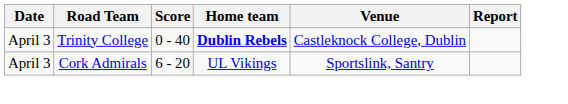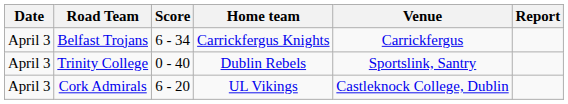+ row: (103, 39)
(242, 39) bold -> (263, 63) normal
(380, 39) Castleknock College, Dublin -> (423, 63) Sportslink, Santry
(380, 63) Sportslink, Santry -> (423, 87) Castleknock College, Dublin
